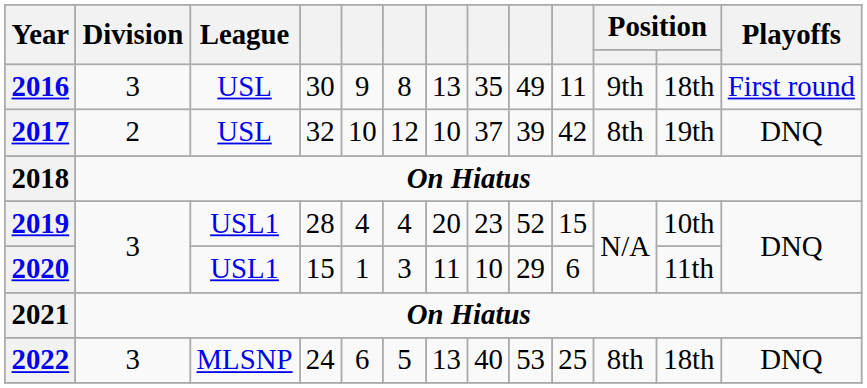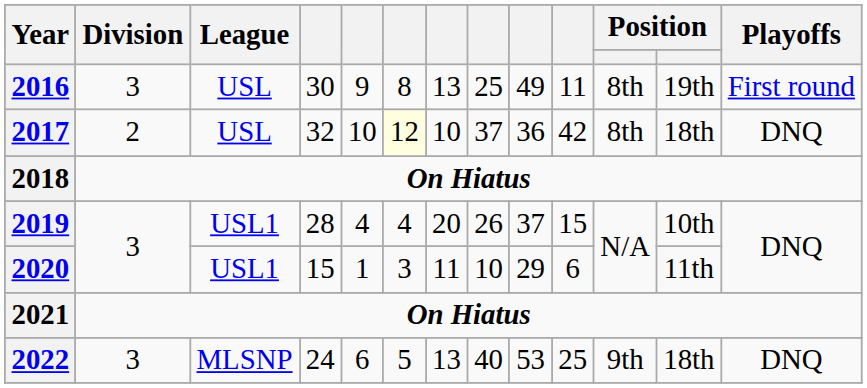(489, 86) 35 -> (489, 86) 25
(625, 86) 9th -> (625, 86) 8th
(689, 86) 18th -> (689, 86) 19th
(404, 131) no background -> (404, 131) lightyellow background
(531, 131) 39 -> (531, 131) 36
(689, 131) 19th -> (689, 131) 18th
(489, 223) 23 -> (489, 223) 26
(531, 223) 52 -> (531, 223) 37
(625, 360) 8th -> (625, 360) 9th
